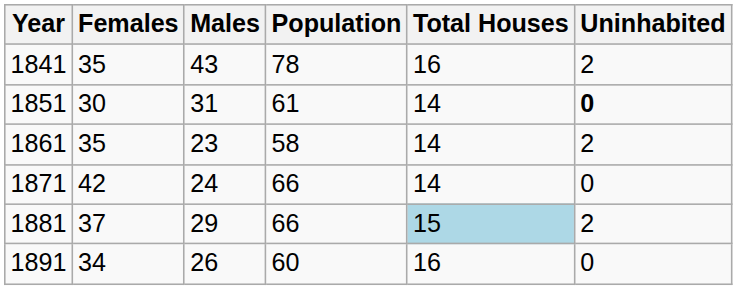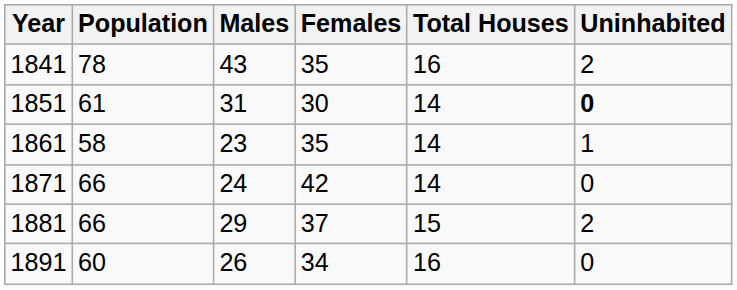columns swapped: (336, 24) <-> (128, 24)
(587, 143) 2 -> (587, 143) 1
(427, 223) lightblue background -> (427, 223) no background
